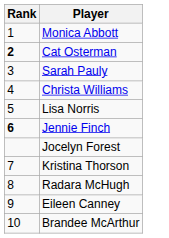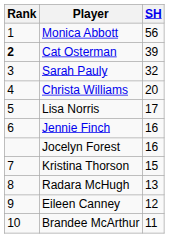+ column: (153, 14)
(10, 128) bold -> (10, 128) normal
